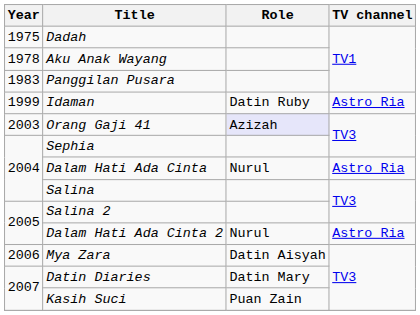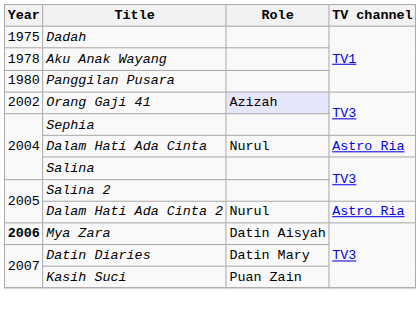(24, 81) 1983 -> (24, 81) 1980
- row: (70, 103)
(24, 125) 2003 -> (24, 103) 2002
(24, 255) normal -> (24, 234) bold
